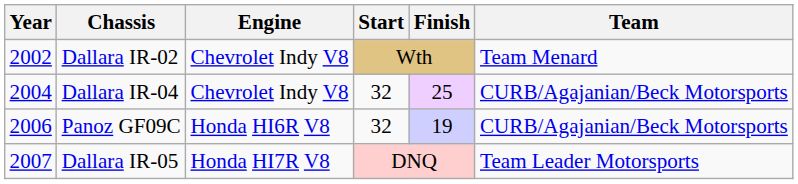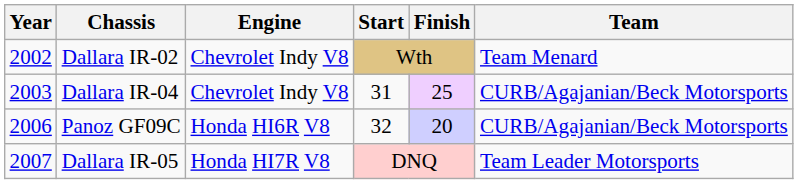(31, 91) 2004 -> (31, 91) 2003
(381, 91) 32 -> (381, 91) 31
(442, 126) 19 -> (442, 126) 20
